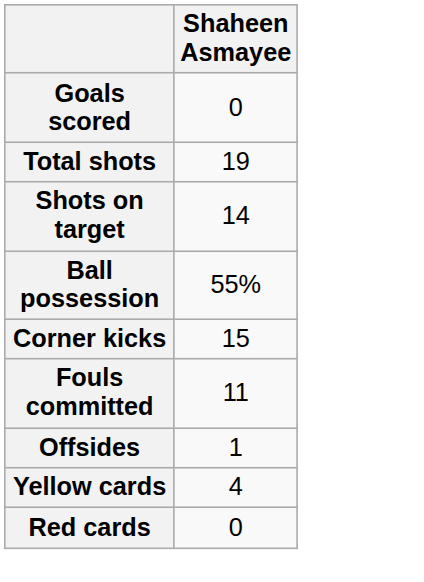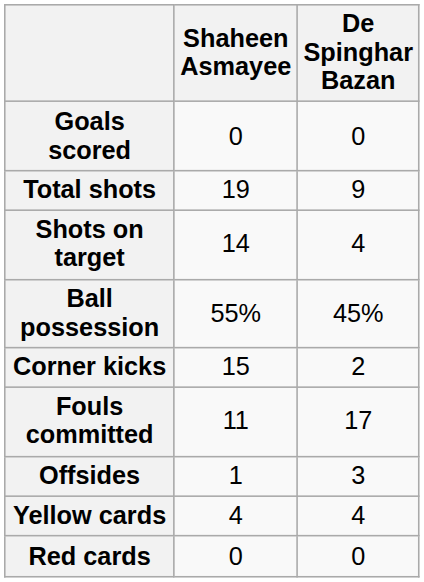+ column: (358, 52)
